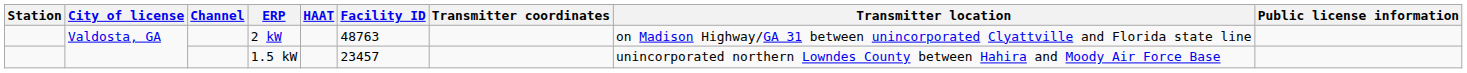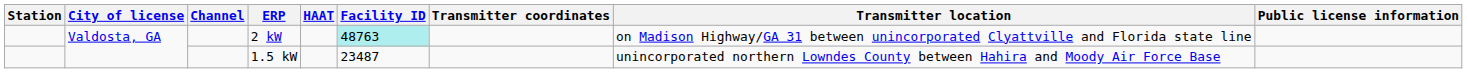(360, 36) no background -> (360, 36) paleturquoise background
(360, 57) 23457 -> (360, 57) 23487
